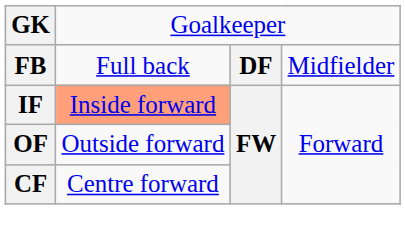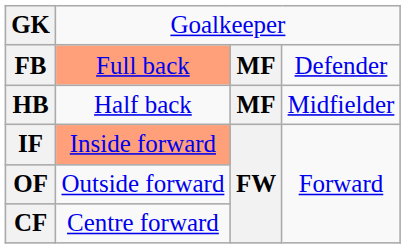(143, 64) no background -> (143, 64) lightsalmon background
(256, 64) DF -> (256, 64) MF
(341, 64) Midfielder -> (341, 64) Defender
+ row: (31, 104)
